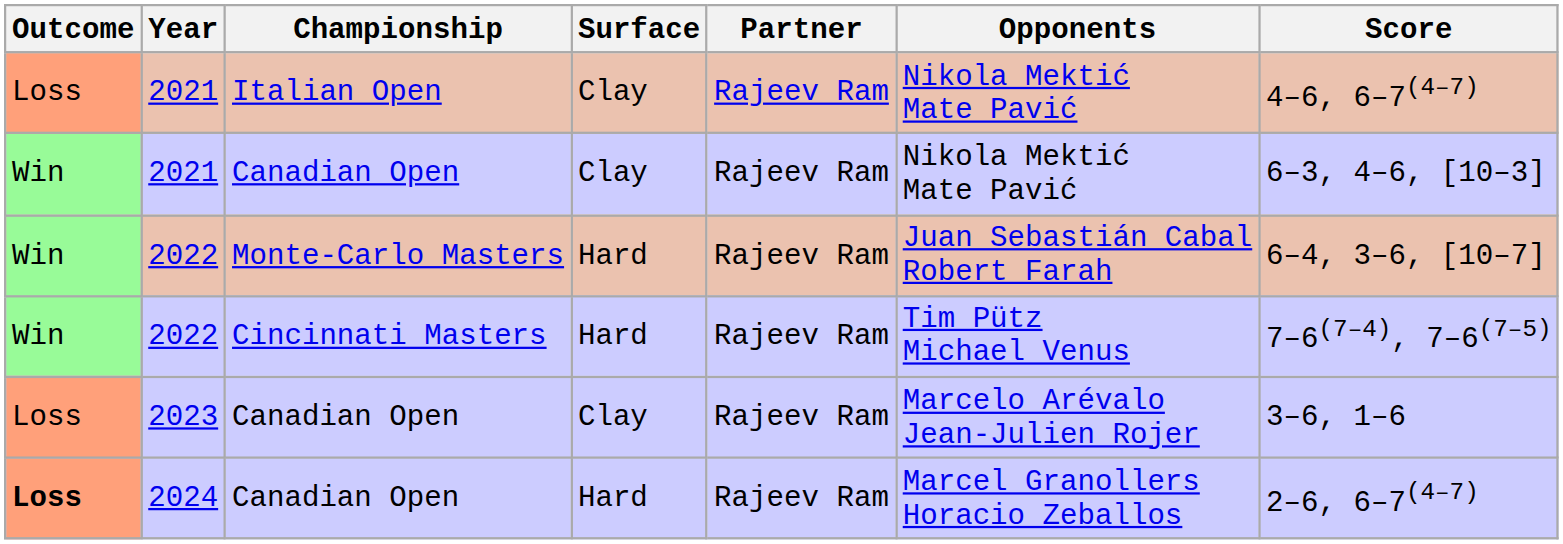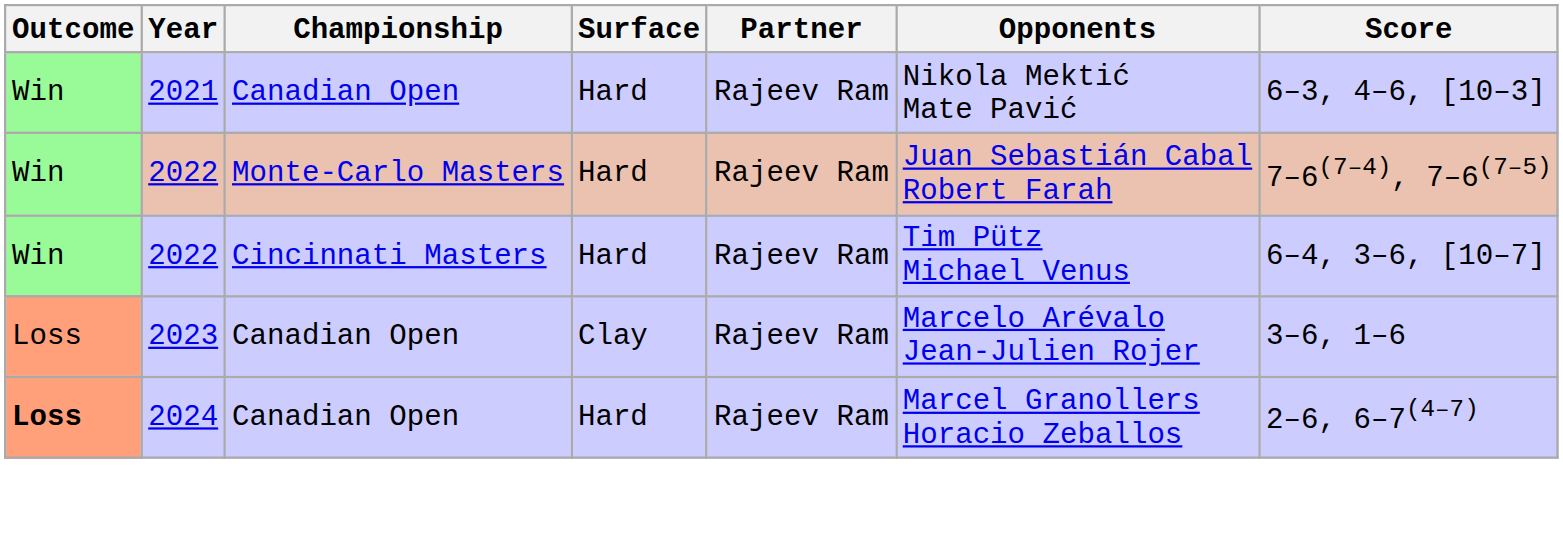- row: (183, 93)
(613, 174) Clay -> (613, 93) Hard
(1406, 255) 6–4, 3–6, [10–7] -> (1409, 174) 7–6(7–4), 7–6(7–5)
(1409, 336) 7–6(7–4), 7–6(7–5) -> (1406, 255) 6–4, 3–6, [10–7]
